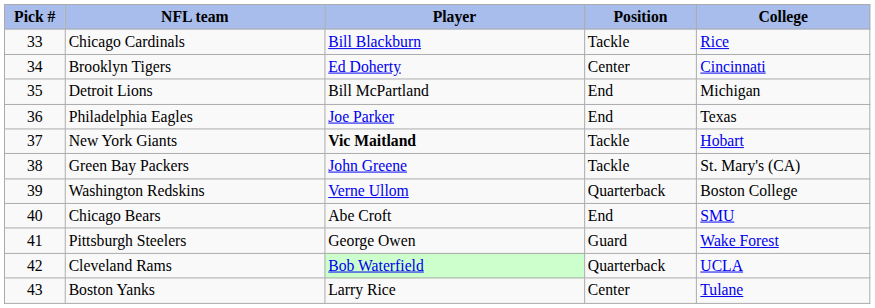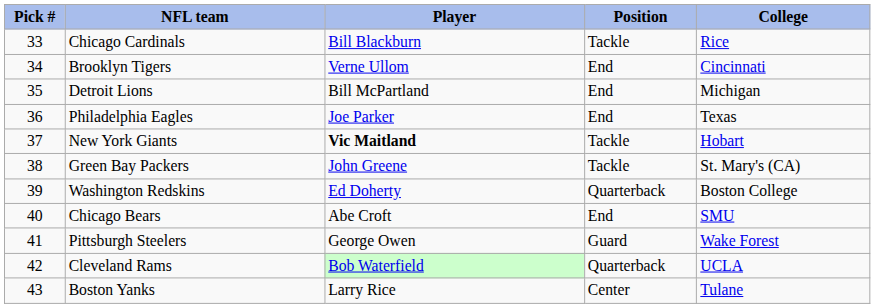(365, 66) Ed Doherty -> (369, 66) Verne Ullom
(609, 66) Center -> (600, 66) End
(369, 191) Verne Ullom -> (365, 191) Ed Doherty
